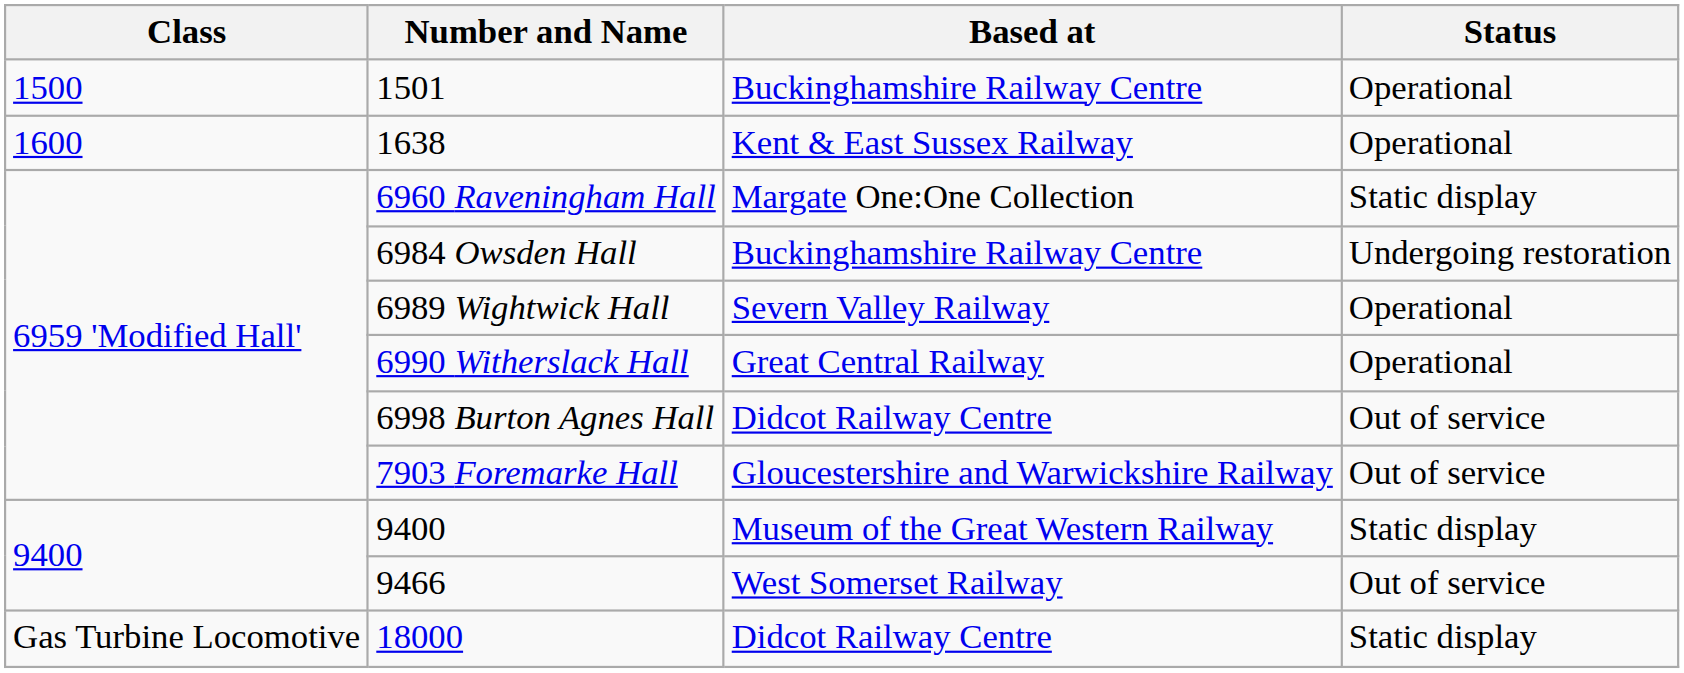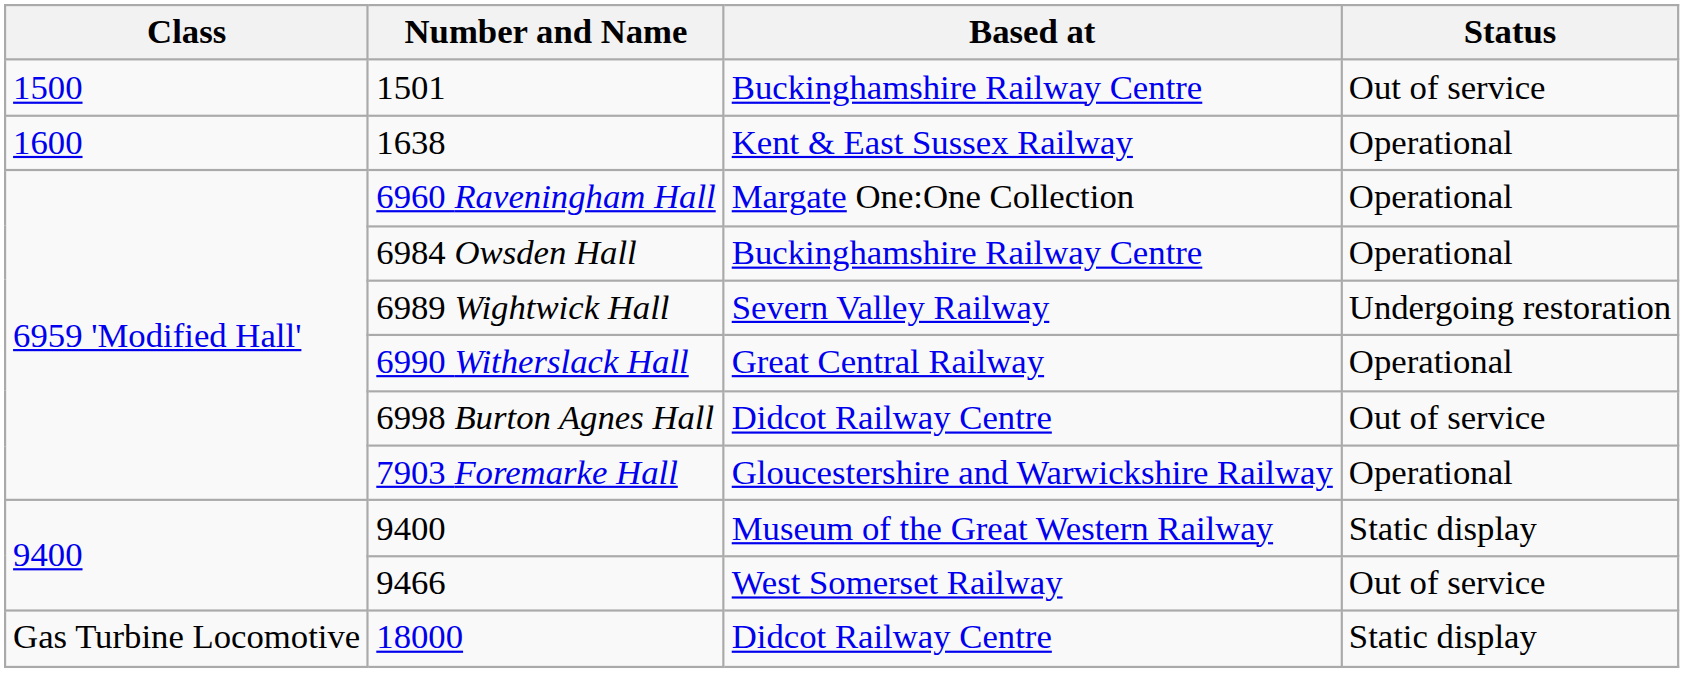(1431, 87) Operational -> (1447, 87) Out of service
(1443, 197) Static display -> (1431, 197) Operational
(1510, 252) Undergoing restoration -> (1431, 252) Operational
(1431, 307) Operational -> (1510, 307) Undergoing restoration
(1447, 472) Out of service -> (1431, 472) Operational
